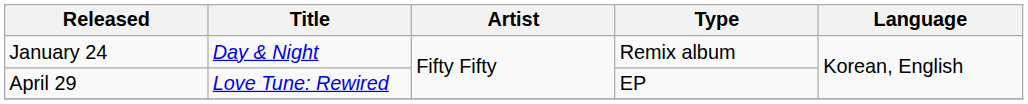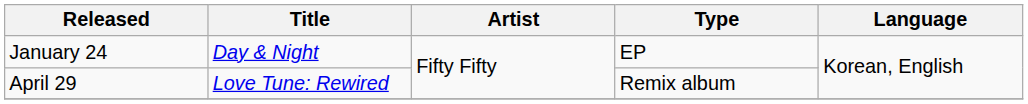(678, 51) Remix album -> (633, 51) EP
(633, 83) EP -> (678, 83) Remix album
